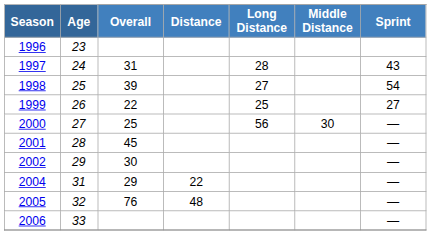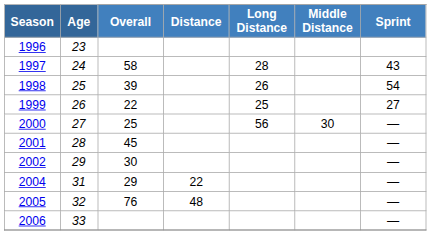(130, 66) 31 -> (130, 66) 58
(262, 86) 27 -> (262, 86) 26
